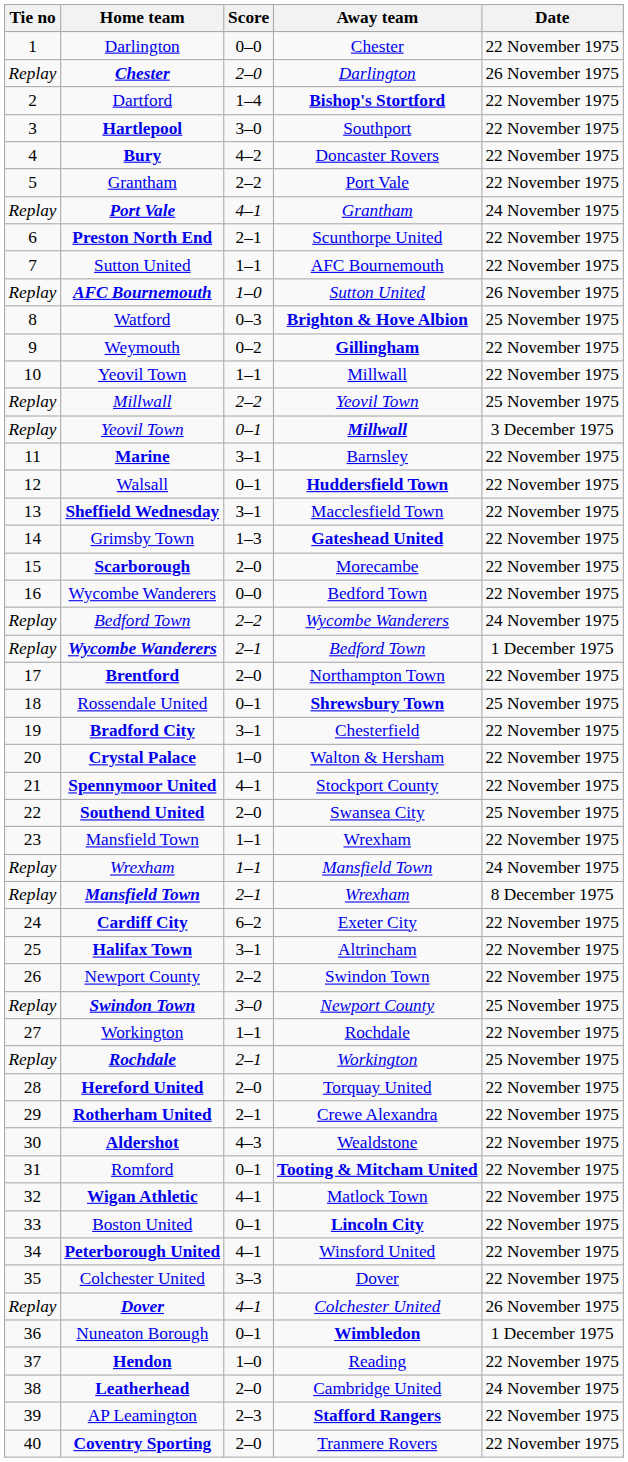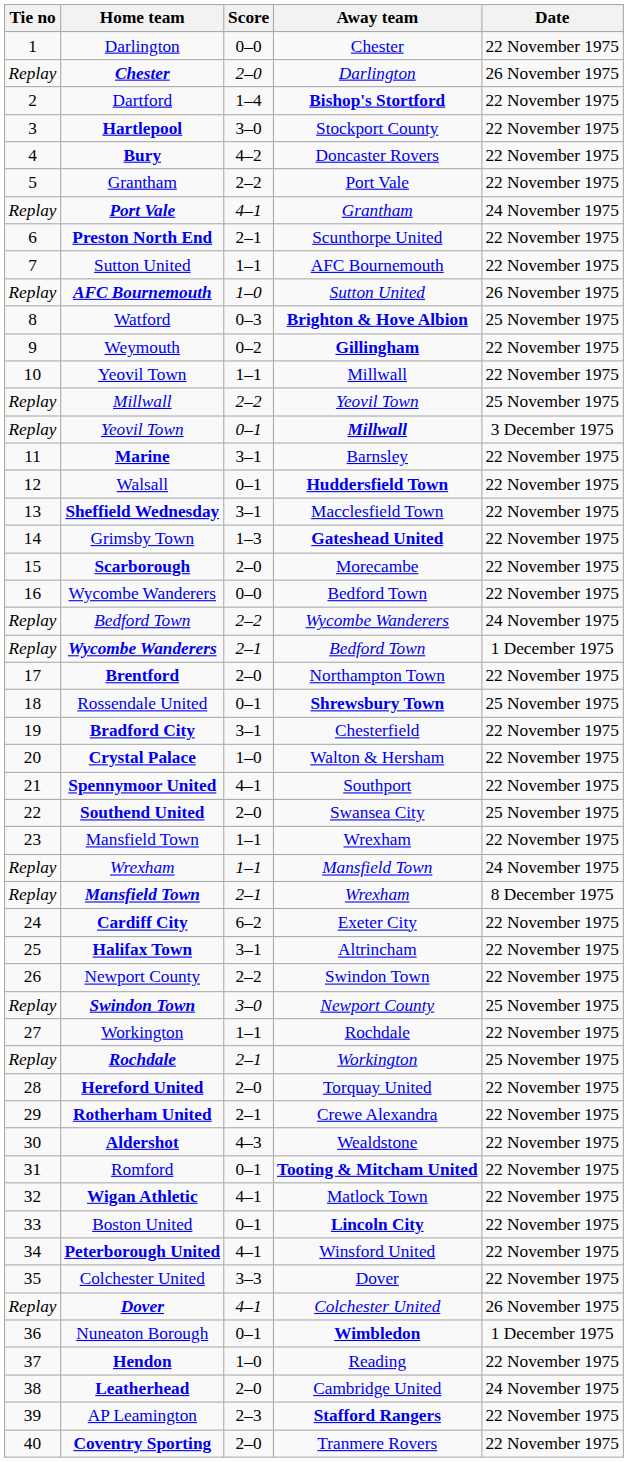(377, 127) Southport -> (377, 127) Stockport County
(377, 785) Stockport County -> (377, 785) Southport
